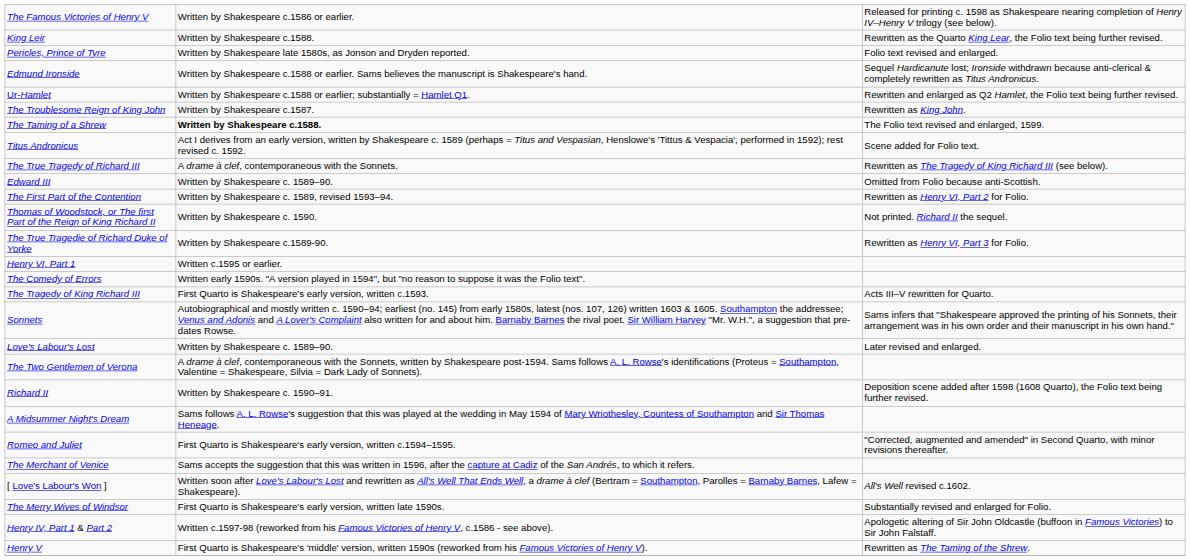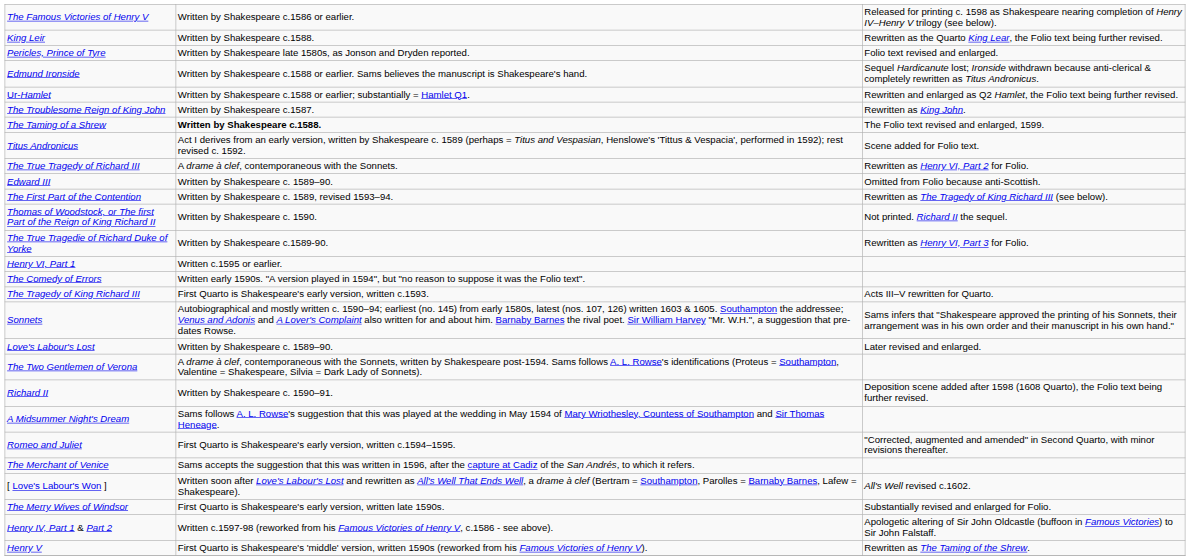(986, 166) Rewritten as The Tragedy of King Richard III (see below). -> (946, 166) Rewritten as Henry VI, Part 2 for Folio.
(946, 196) Rewritten as Henry VI, Part 2 for Folio. -> (986, 196) Rewritten as The Tragedy of King Richard III (see below).
